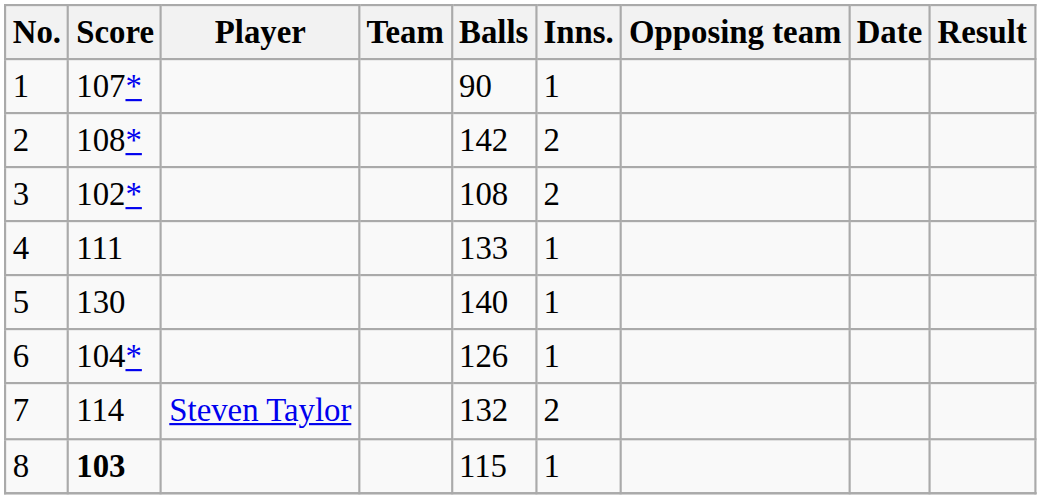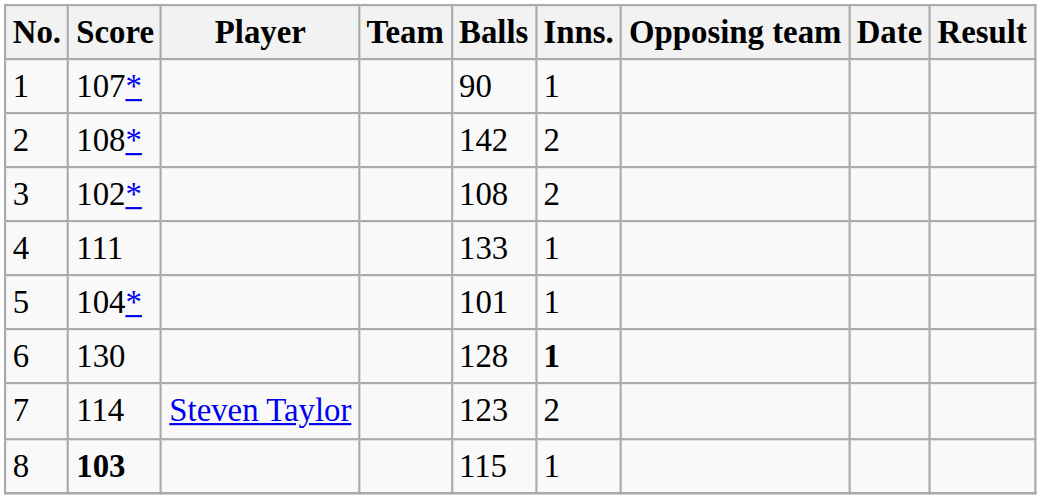(101, 302) 130 -> (109, 302) 104*
(484, 302) 140 -> (484, 302) 101
(109, 356) 104* -> (101, 356) 130
(484, 356) 126 -> (484, 356) 128
(552, 356) normal -> (552, 356) bold
(484, 410) 132 -> (484, 410) 123
